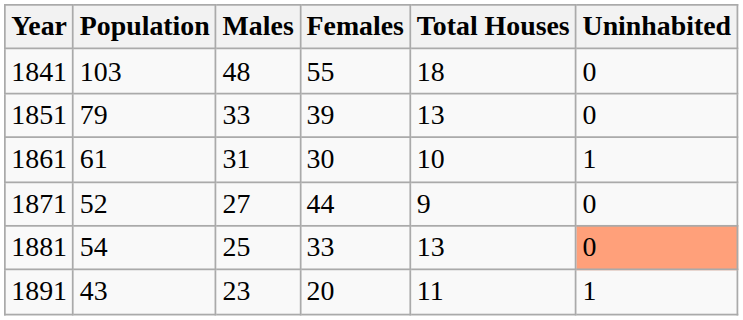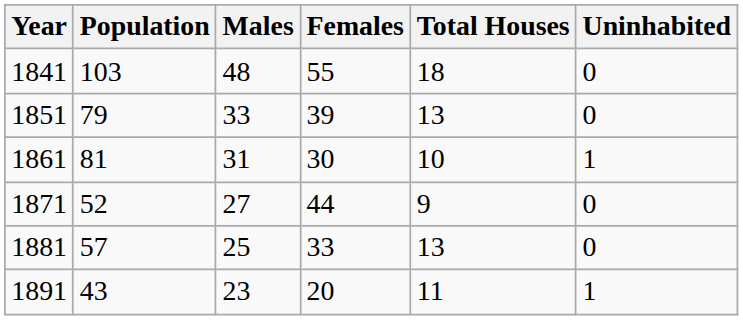(94, 159) 61 -> (94, 159) 81
(94, 247) 54 -> (94, 247) 57
(589, 247) lightsalmon background -> (589, 247) no background
